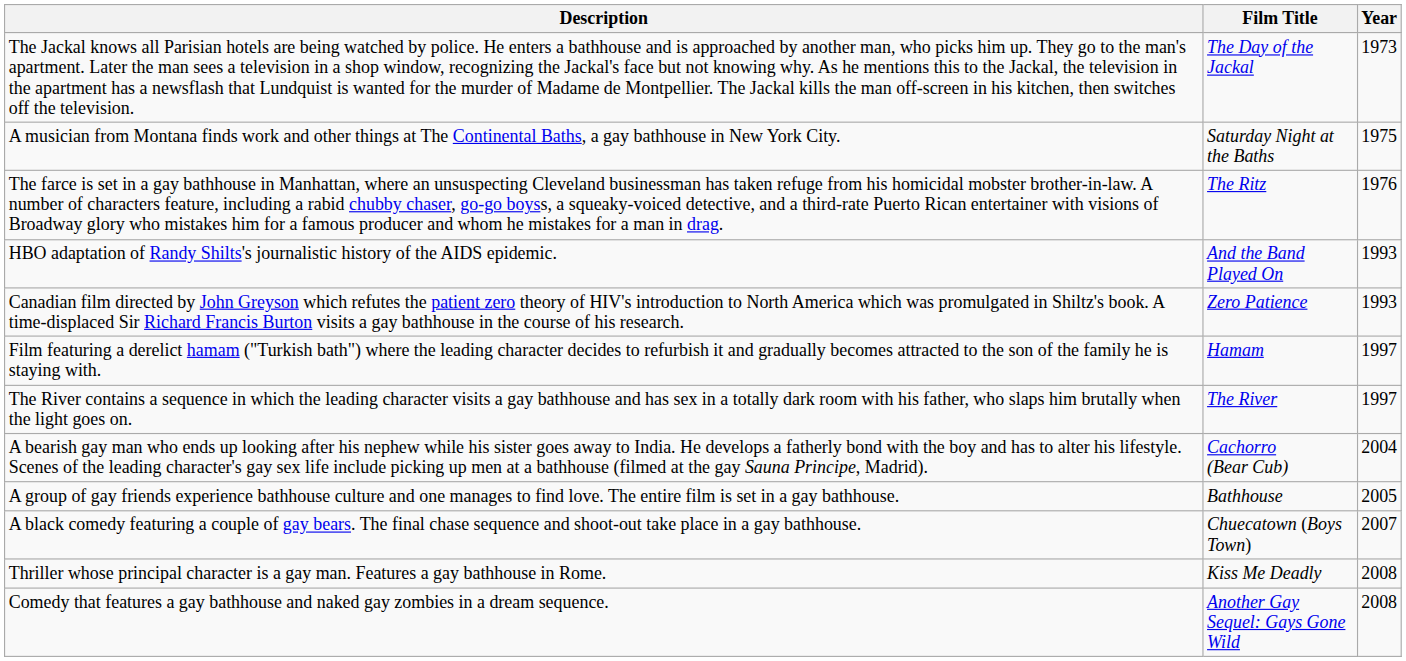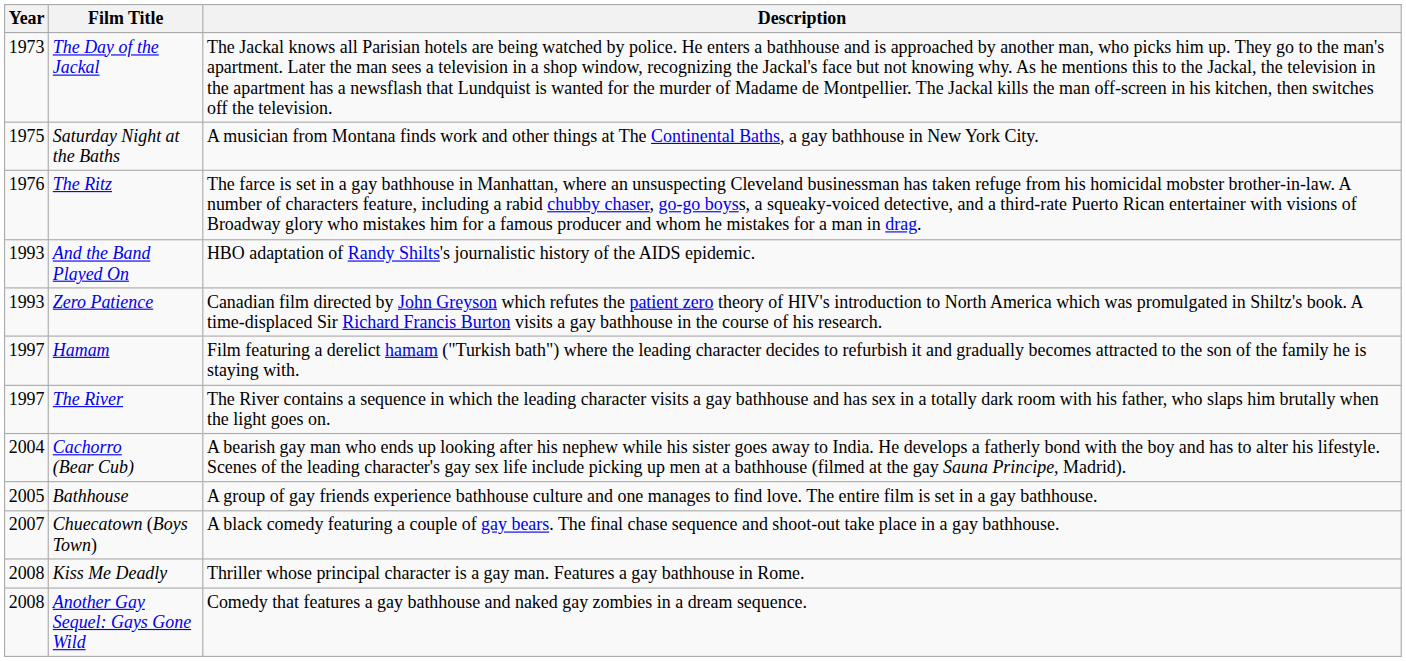columns swapped: (1379, 18) <-> (604, 18)
